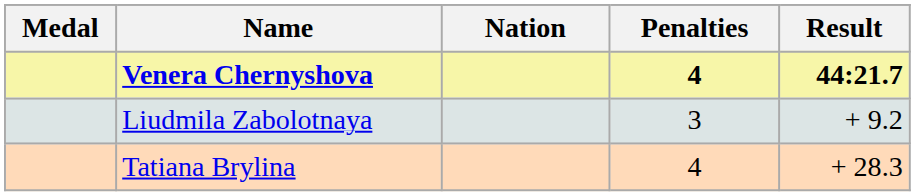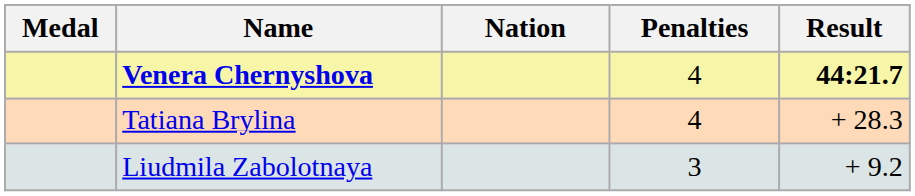(695, 74) bold -> (695, 74) normal
rows swapped: (247, 120) <-> (209, 166)
